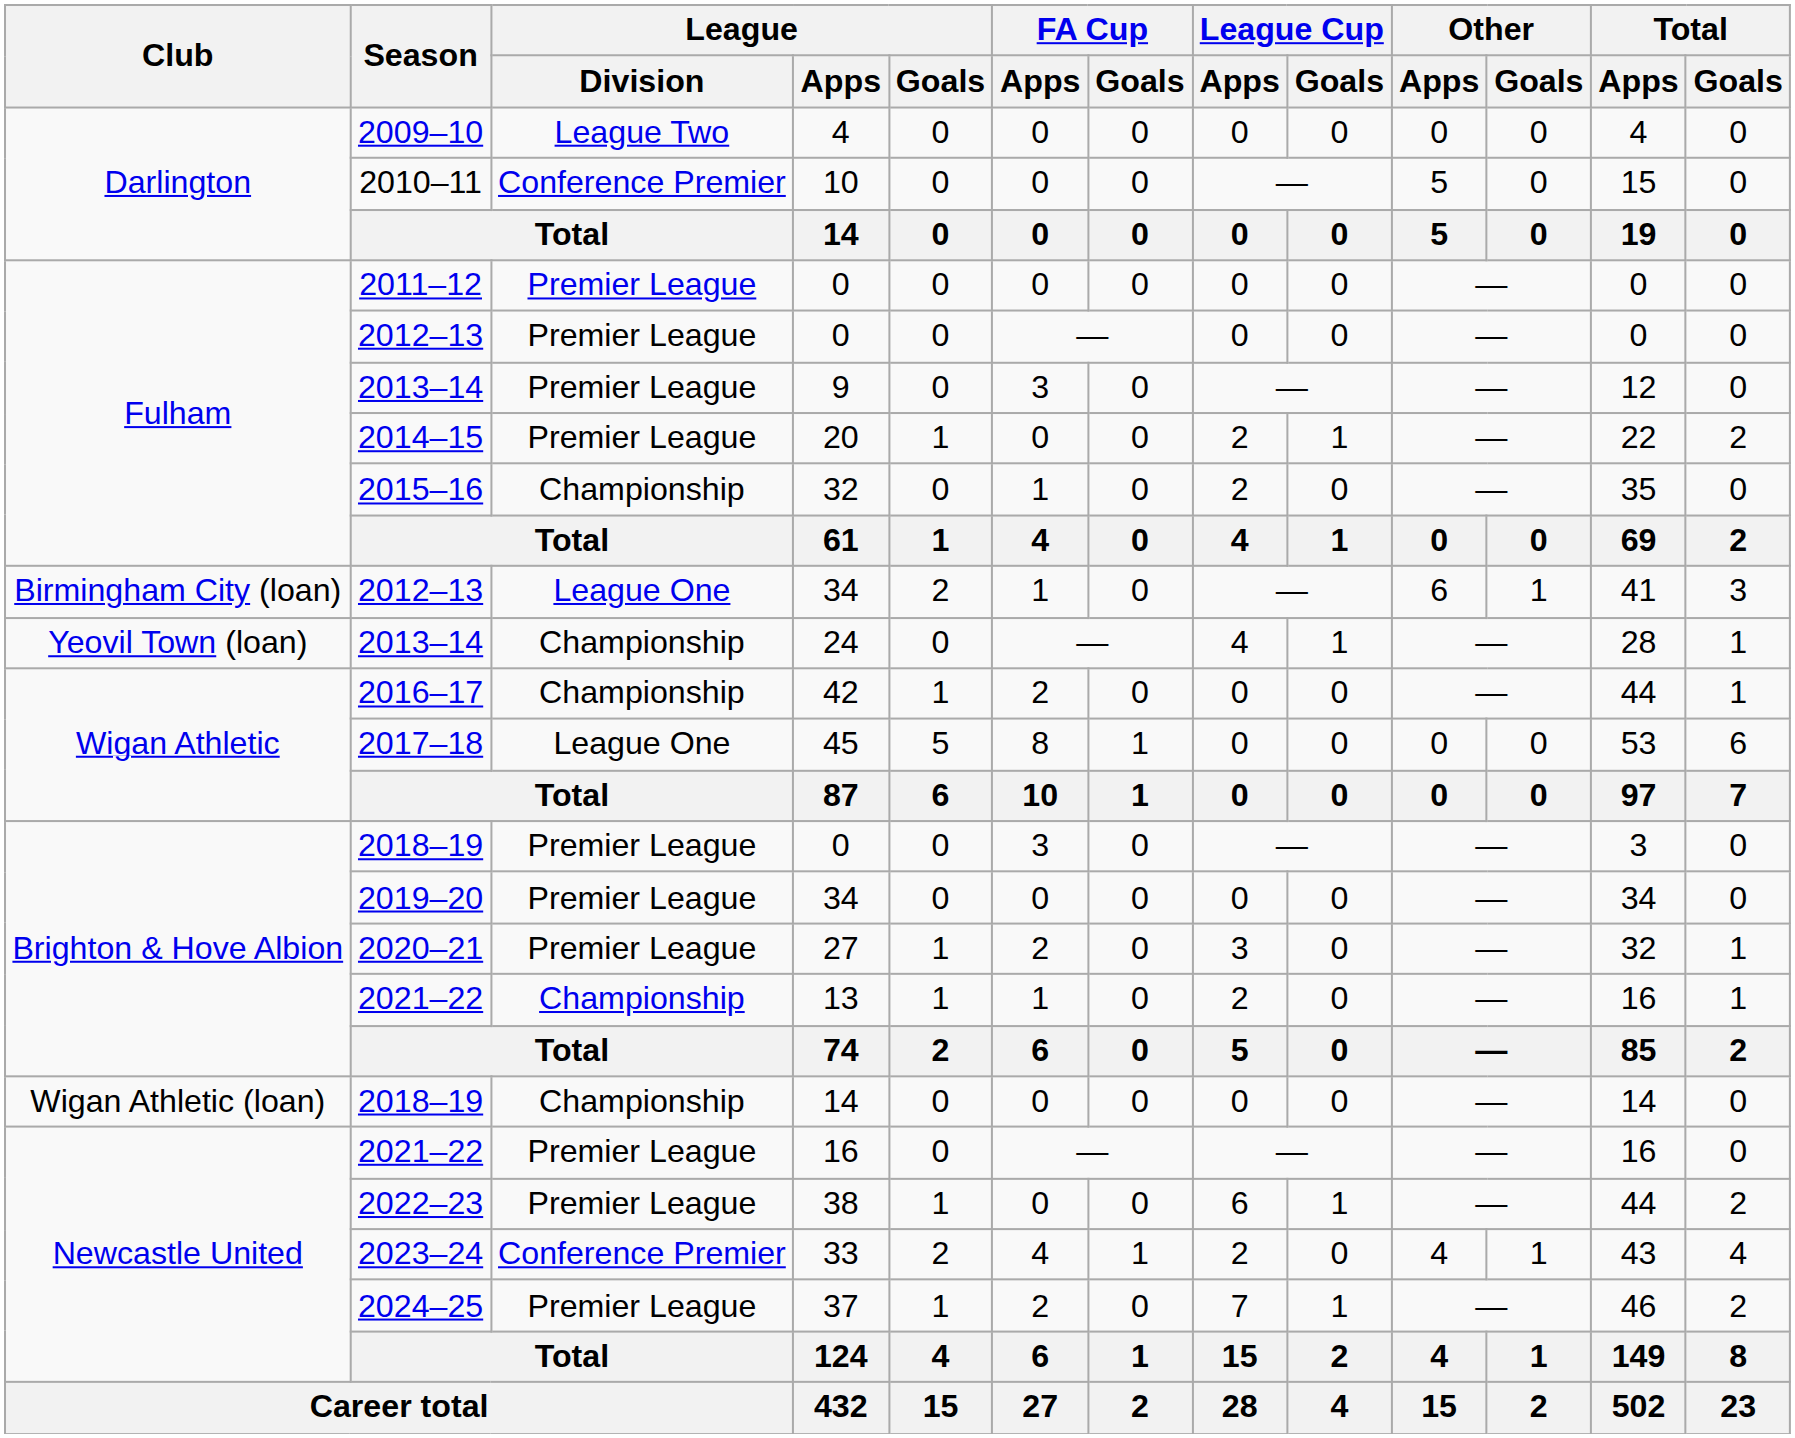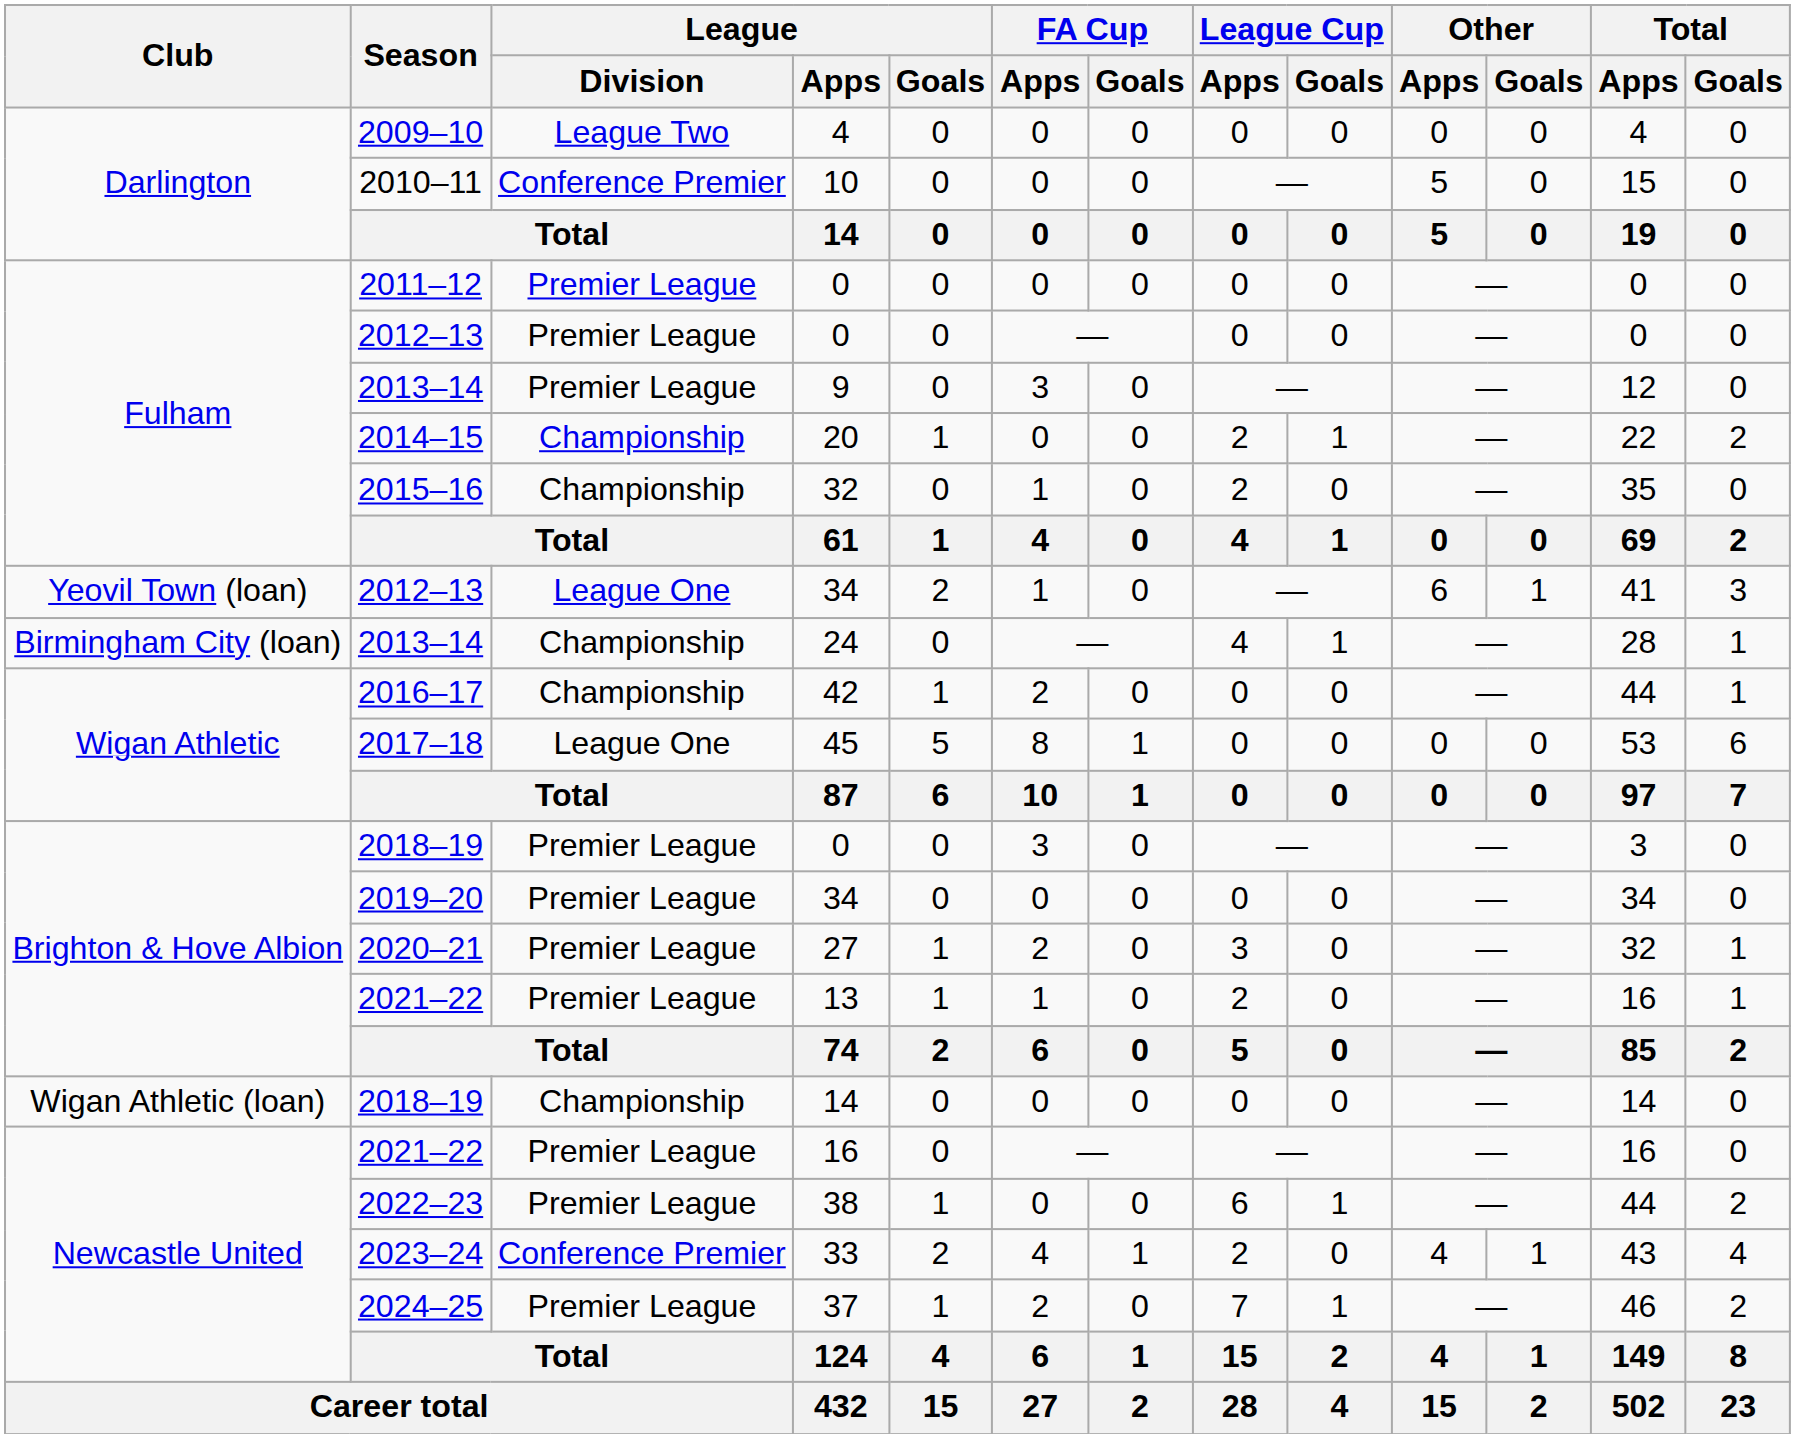(642, 438) Premier League -> (642, 438) Championship
(178, 591) Birmingham City (loan) -> (178, 591) Yeovil Town (loan)
(178, 642) Yeovil Town (loan) -> (178, 642) Birmingham City (loan)
(642, 999) Championship -> (642, 999) Premier League
